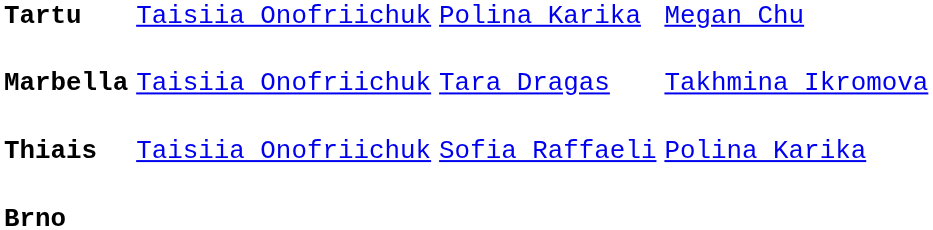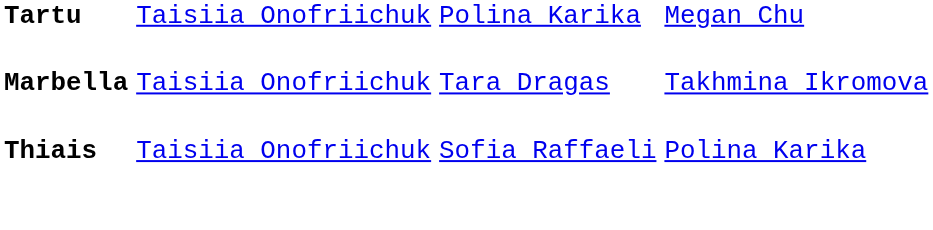- row: (35, 218)
